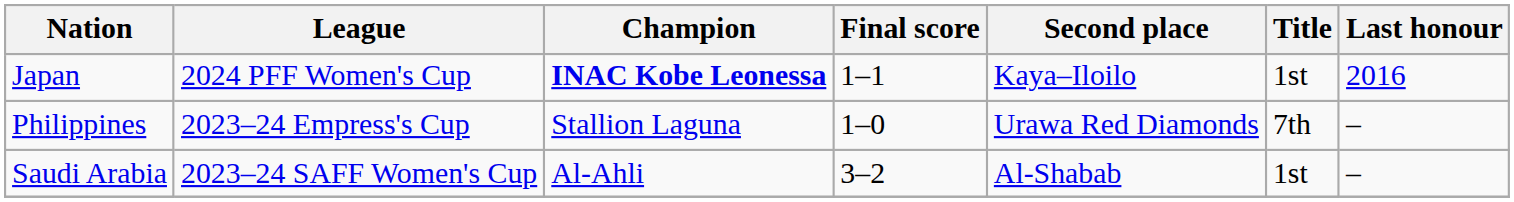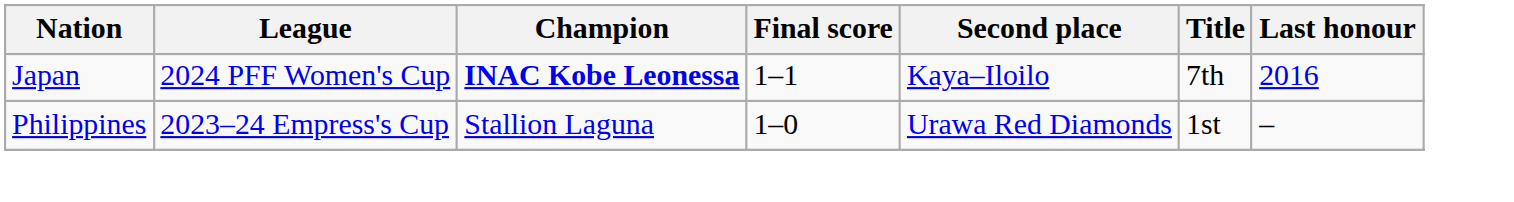(1290, 76) 1st -> (1205, 76) 7th
(1292, 124) 7th -> (1203, 124) 1st
- row: (90, 172)
